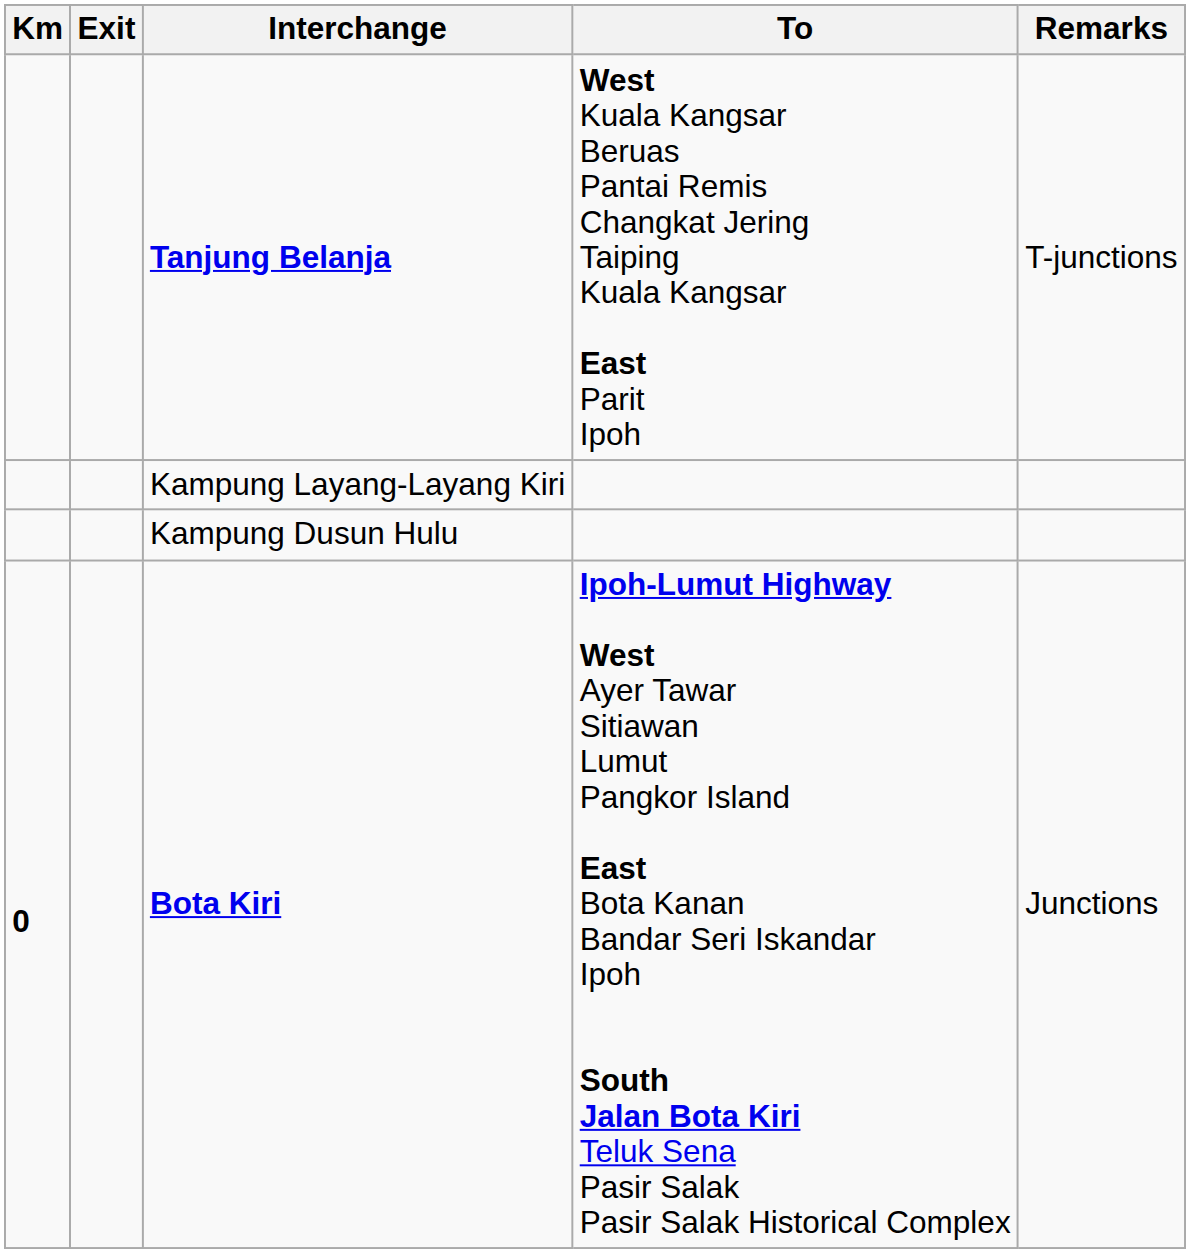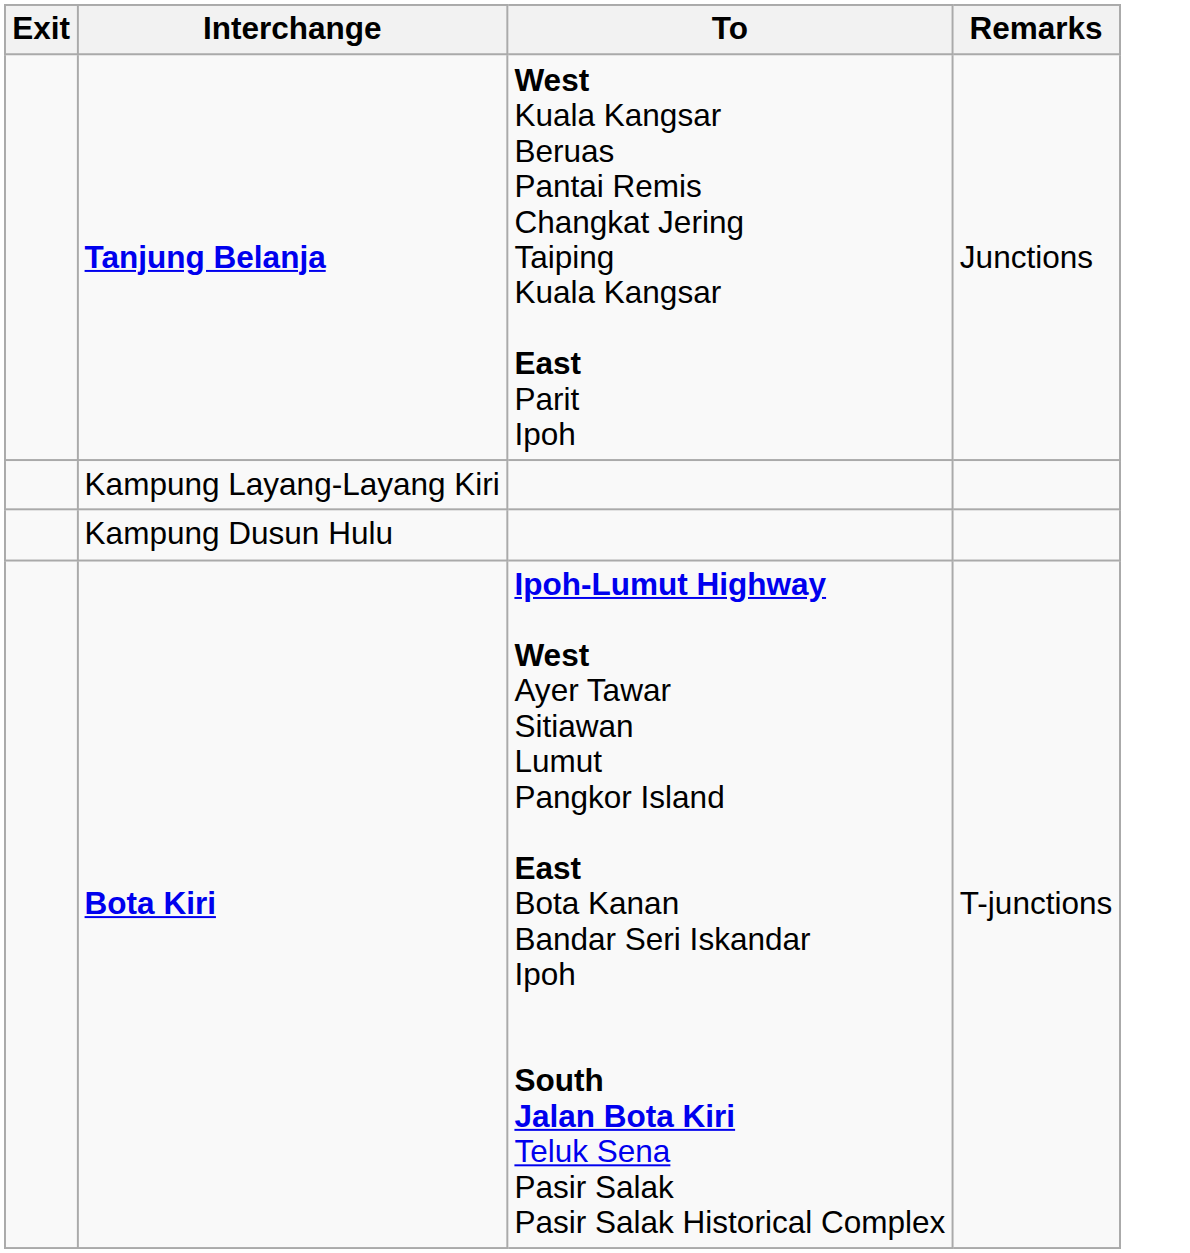- column: (38, 29)
(1101, 256) T-junctions -> (1026, 256) Junctions
(1092, 903) Junctions -> (1036, 903) T-junctions
